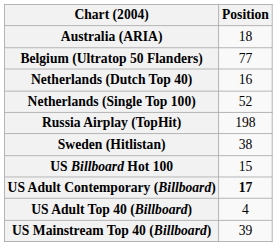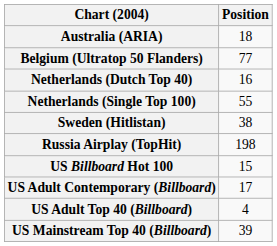(245, 101) 52 -> (245, 101) 55
rows swapped: (112, 123) <-> (112, 144)
(245, 187) bold -> (245, 187) normal
